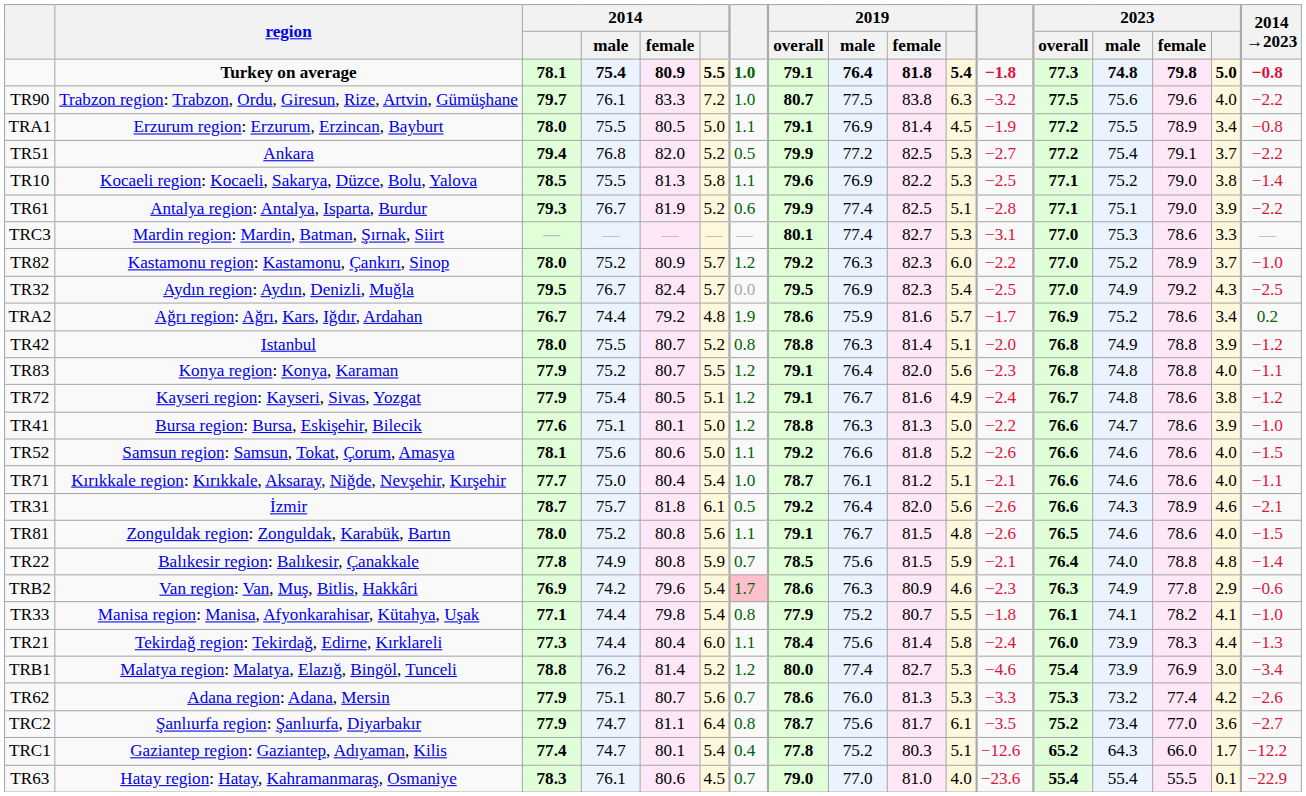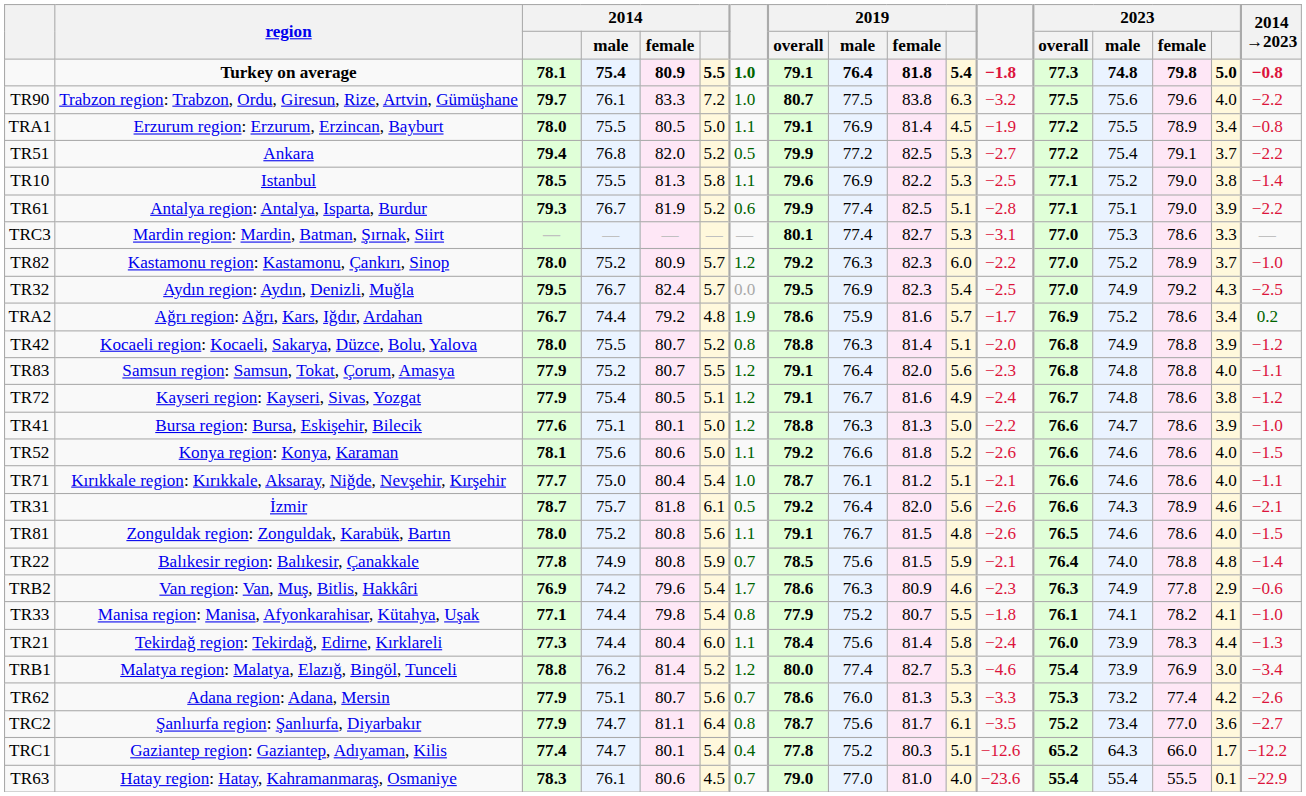(289, 180) Kocaeli region: Kocaeli, Sakarya, Düzce, Bolu, Yalova -> (289, 180) Istanbul
(289, 343) Istanbul -> (289, 343) Kocaeli region: Kocaeli, Sakarya, Düzce, Bolu, Yalova
(289, 371) Konya region: Konya, Karaman -> (289, 371) Samsun region: Samsun, Tokat, Çorum, Amasya
(289, 452) Samsun region: Samsun, Tokat, Çorum, Amasya -> (289, 452) Konya region: Konya, Karaman
(745, 588) pink background -> (745, 588) no background
